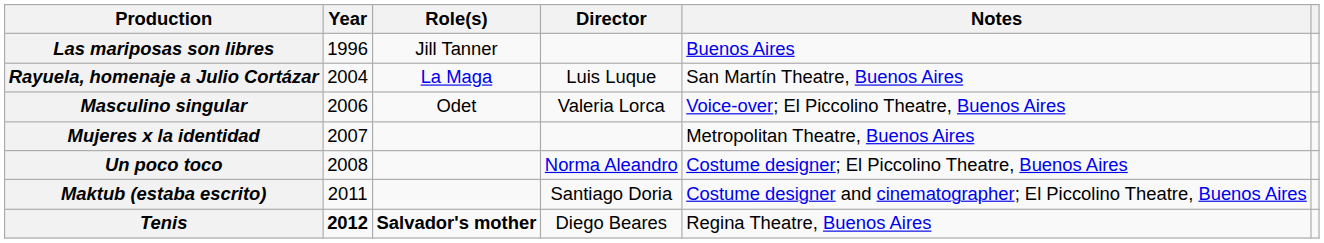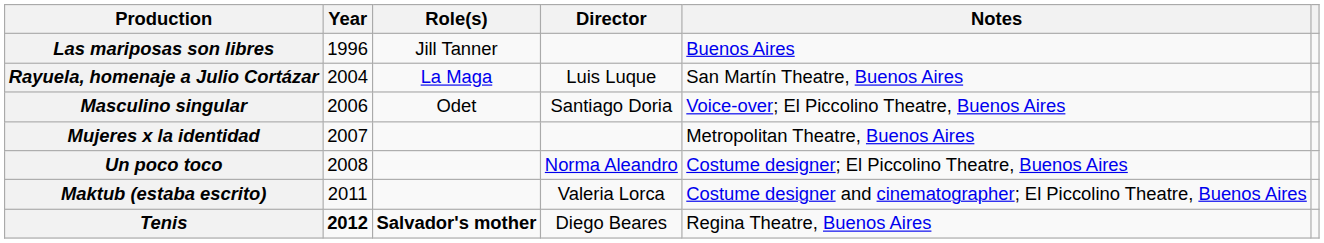(611, 106) Valeria Lorca -> (611, 106) Santiago Doria
(611, 194) Santiago Doria -> (611, 194) Valeria Lorca
